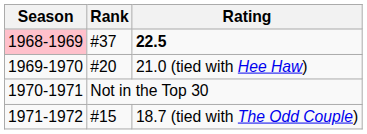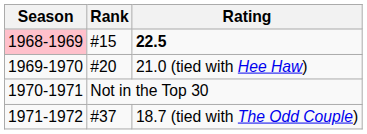(103, 41) #37 -> (103, 41) #15
(103, 116) #15 -> (103, 116) #37
